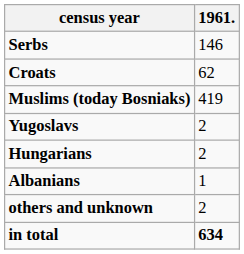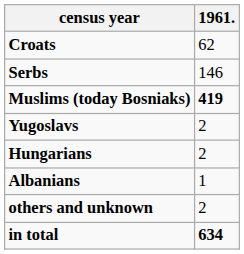rows swapped: (32, 71) <-> (28, 44)
(211, 99) normal -> (211, 99) bold
